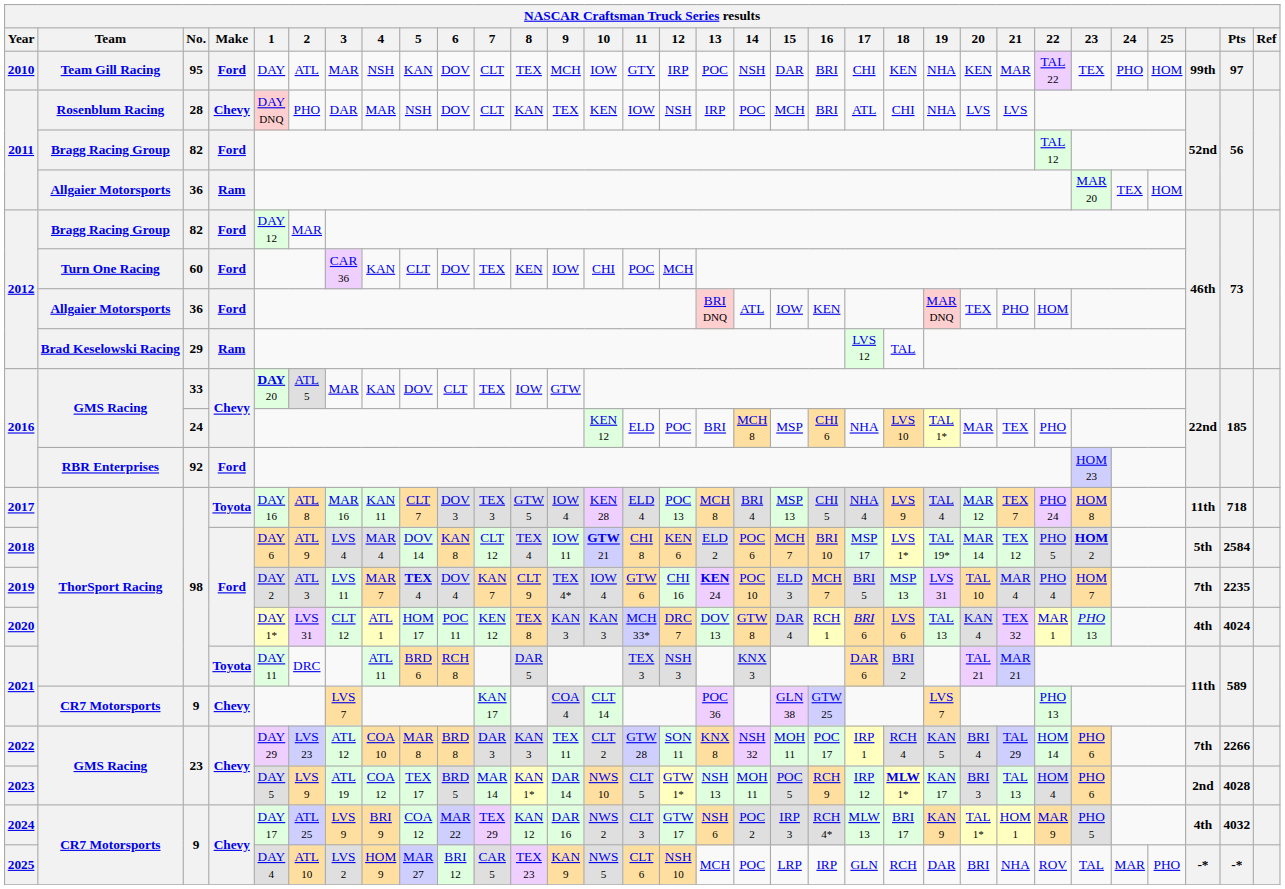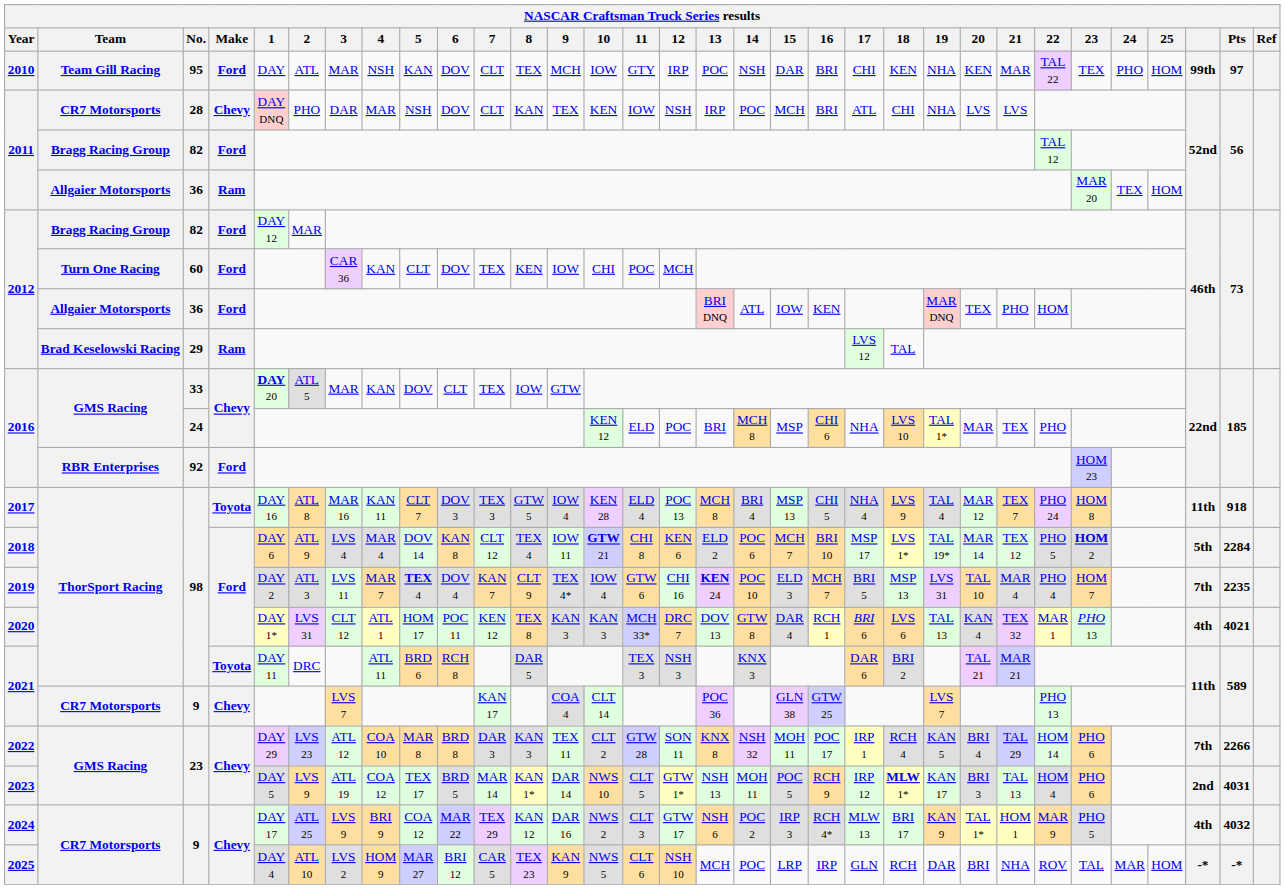(110, 110) Rosenblum Racing -> (110, 110) CR7 Motorsports
(1237, 507) 718 -> (1237, 507) 918
(1237, 547) 2584 -> (1237, 547) 2284
(1237, 626) 4024 -> (1237, 626) 4021
(1237, 785) 4028 -> (1237, 785) 4031
(1167, 864) PHO -> (1167, 864) HOM
